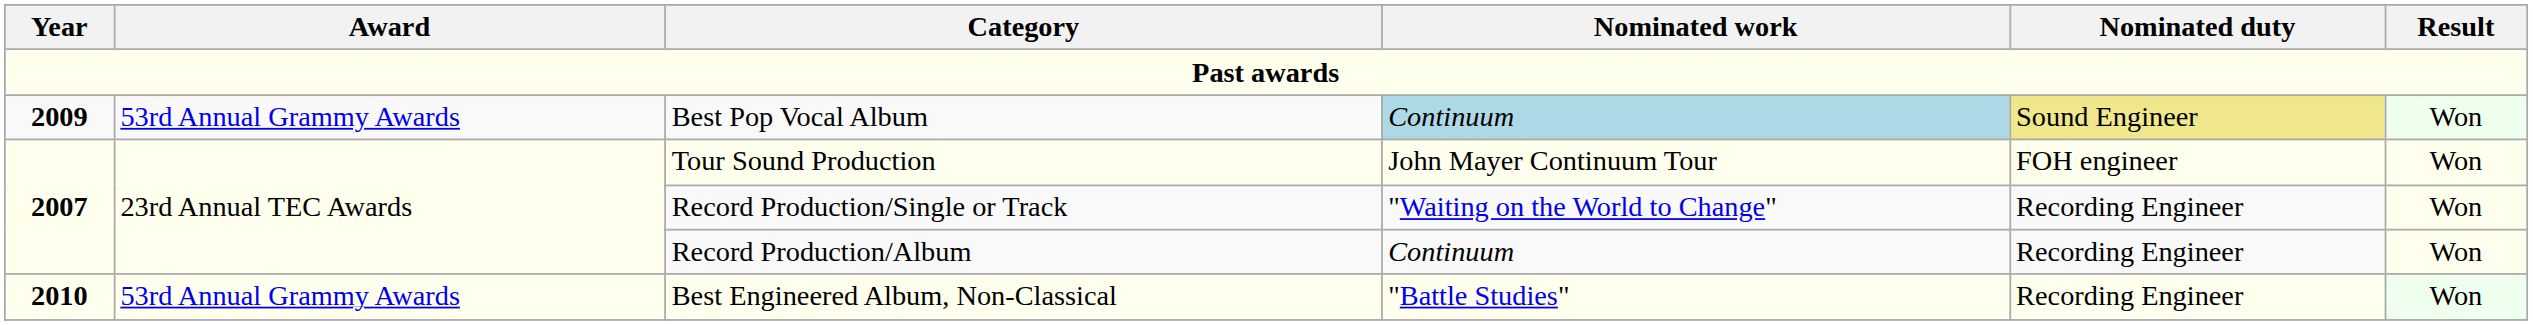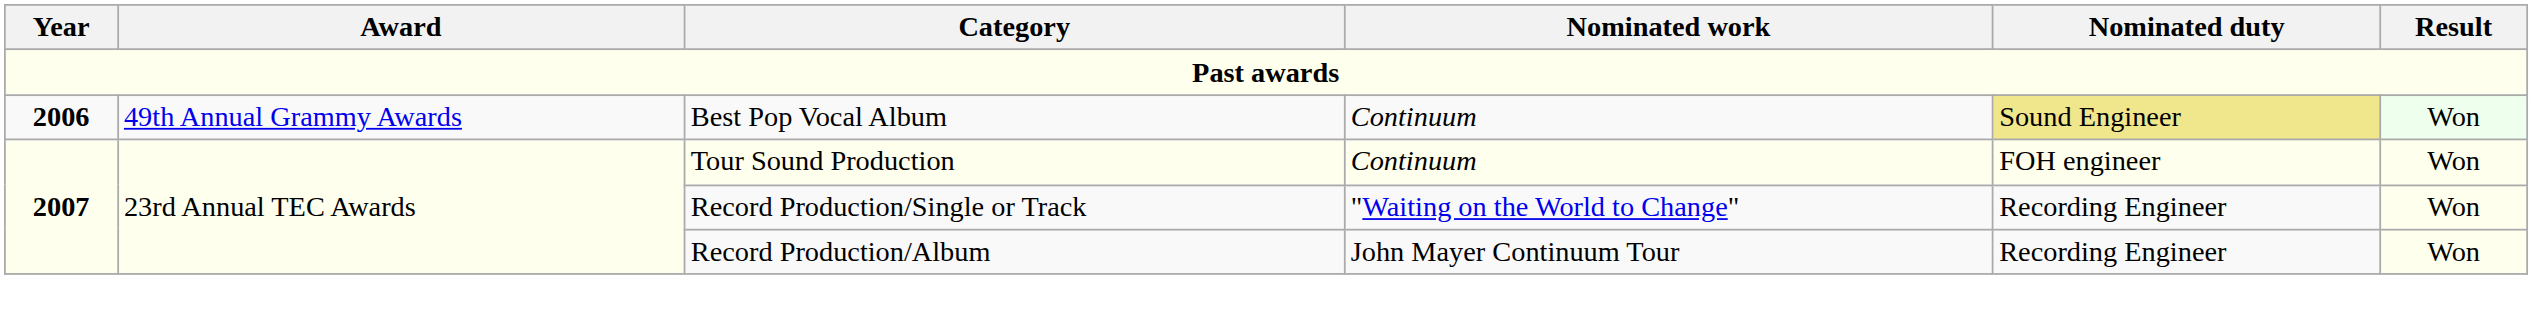(59, 116) 2009 -> (61, 116) 2006
(290, 116) 53rd Annual Grammy Awards -> (293, 116) 49th Annual Grammy Awards
(1451, 116) lightblue background -> (1414, 116) no background
(1553, 161) John Mayer Continuum Tour -> (1414, 161) Continuum
(1451, 251) Continuum -> (1515, 251) John Mayer Continuum Tour
- row: (894, 296)
